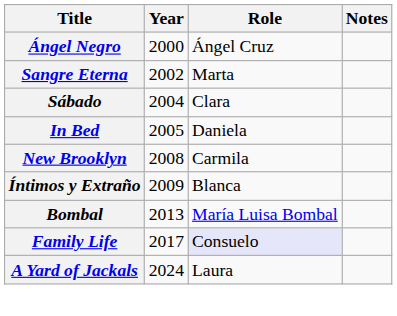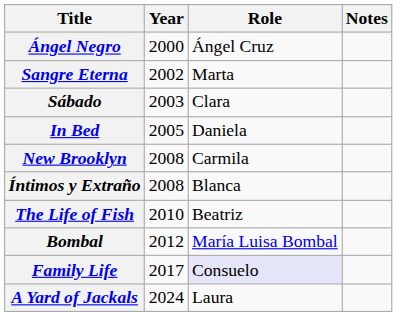(166, 102) 2004 -> (166, 102) 2003
(166, 185) 2009 -> (166, 185) 2008
+ row: (75, 213)
(166, 213) 2013 -> (166, 241) 2012
